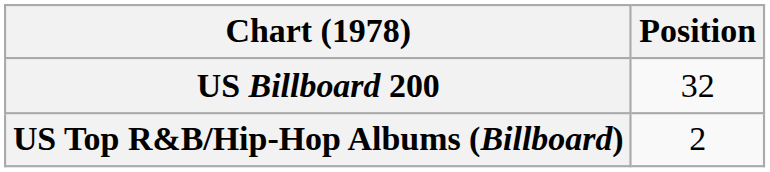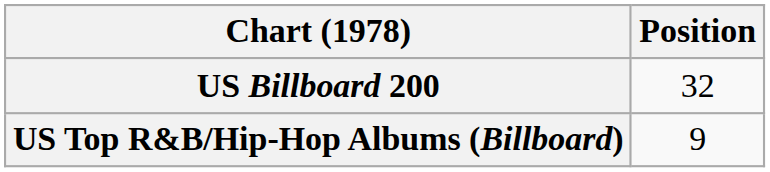(698, 138) 2 -> (698, 138) 9
